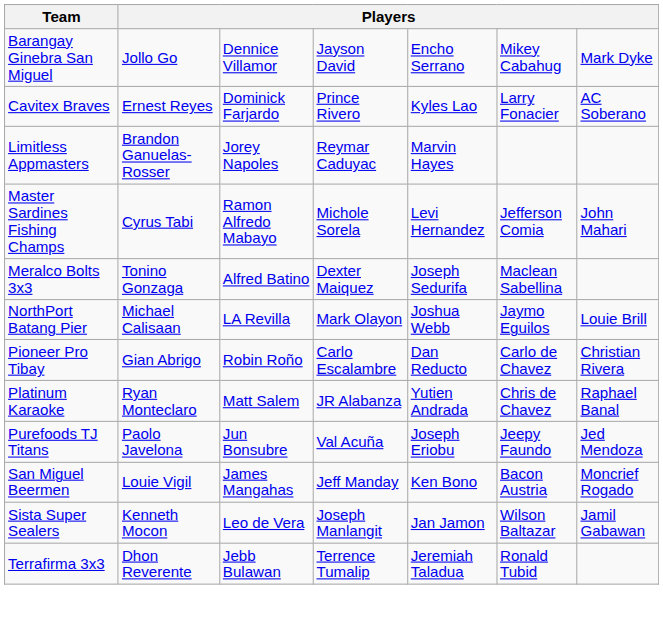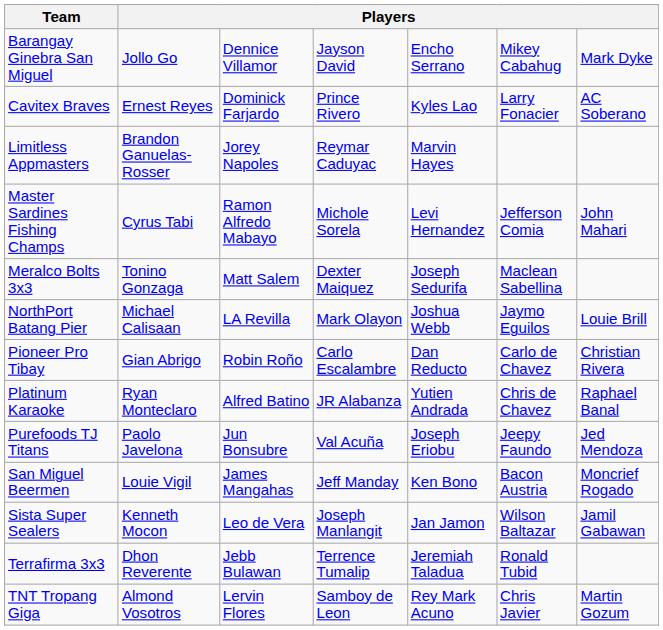(266, 279) Alfred Batino -> (261, 279) Matt Salem
(261, 401) Matt Salem -> (266, 401) Alfred Batino
+ row: (52, 605)
